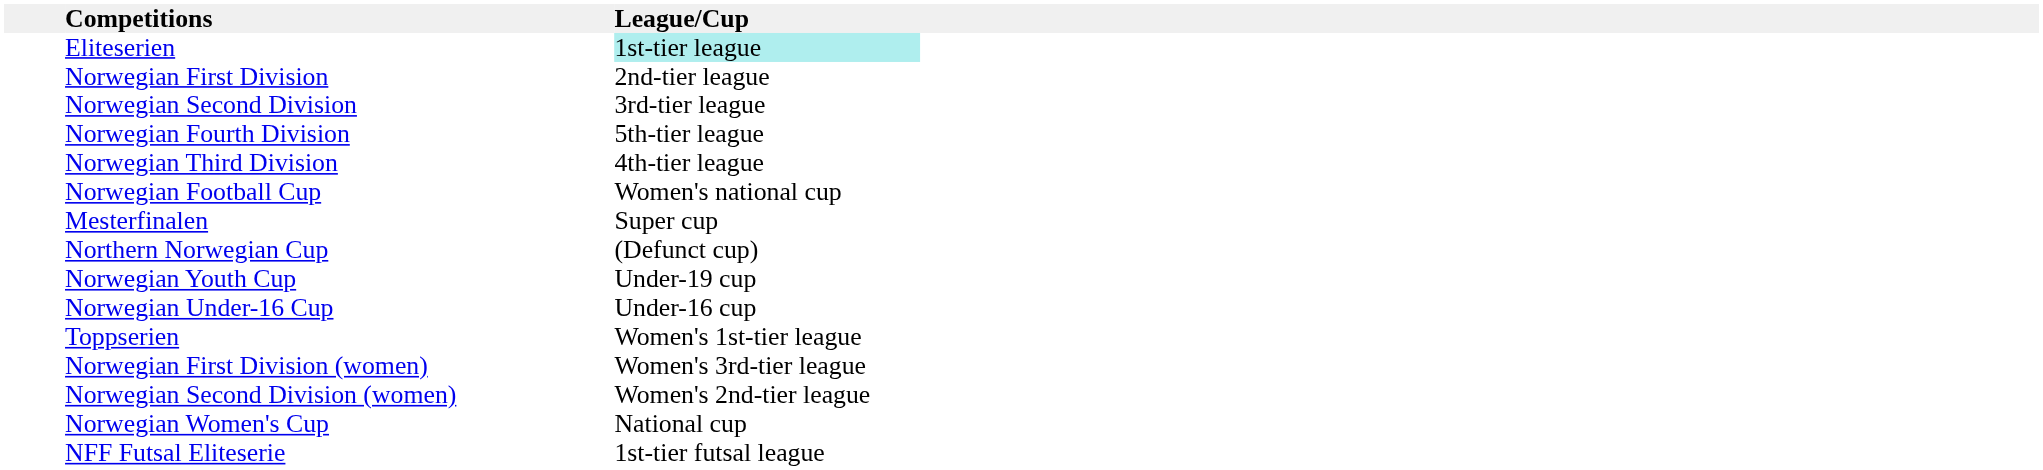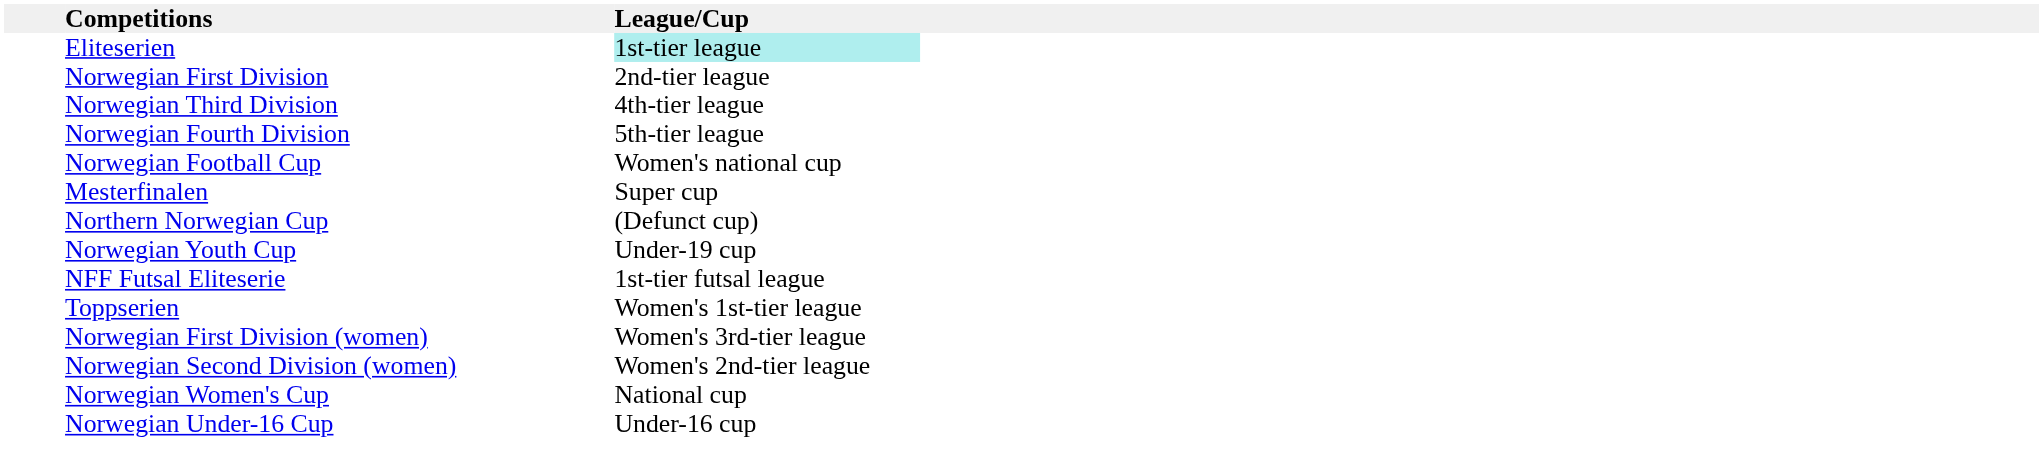- row: (211, 105)
rows swapped: (201, 163) <-> (207, 134)
rows swapped: (199, 307) <-> (175, 452)
